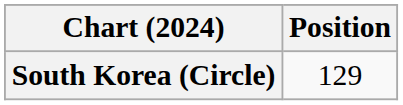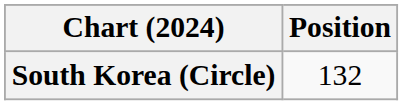(340, 74) 129 -> (340, 74) 132
